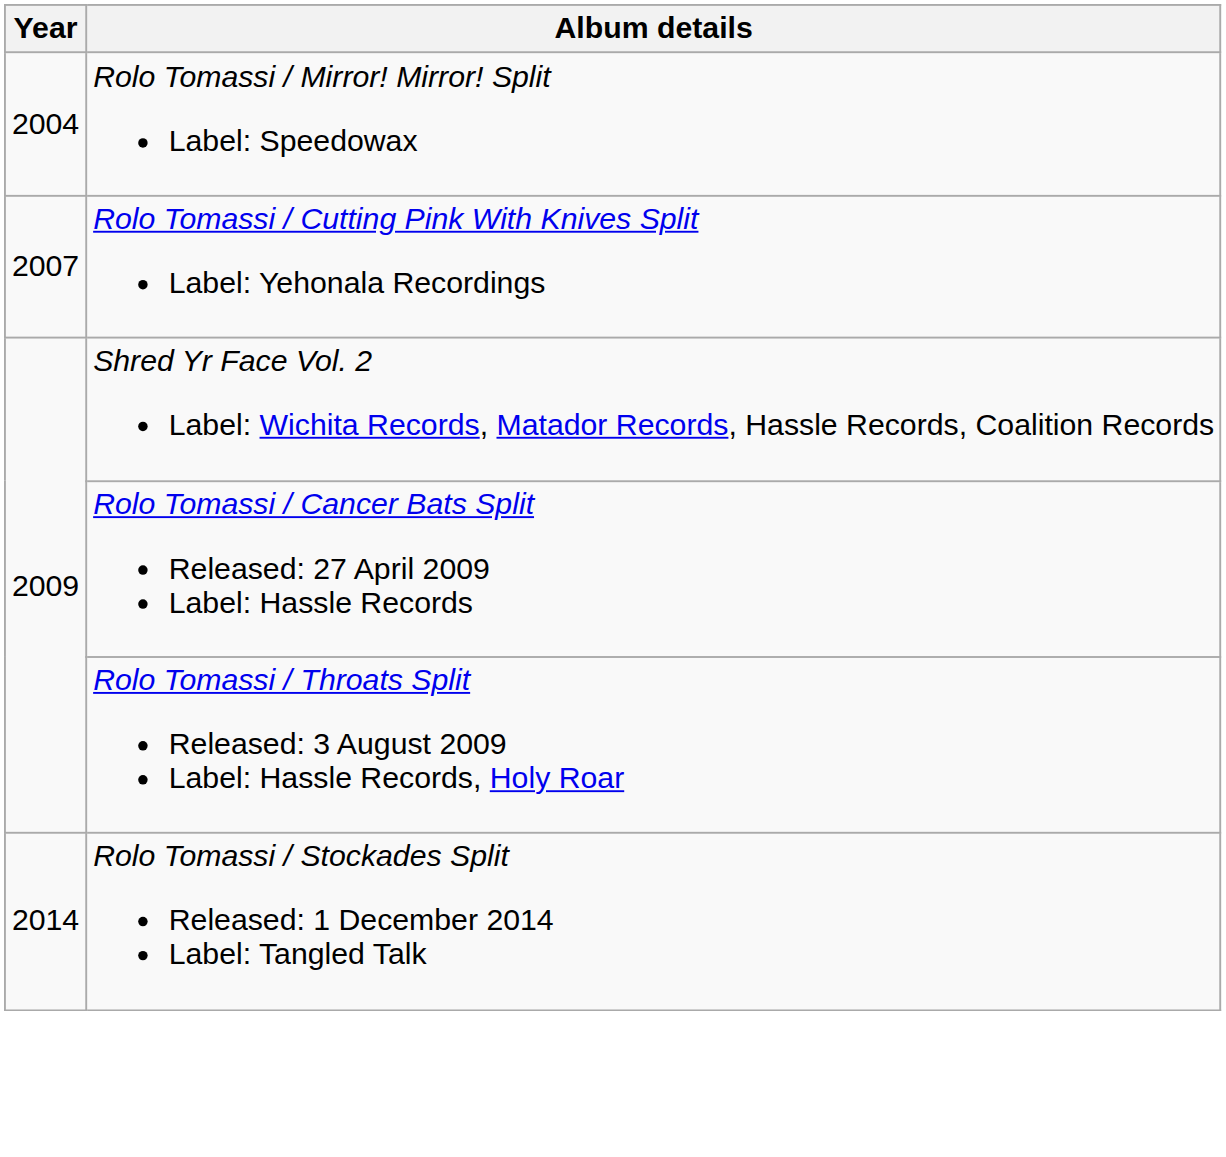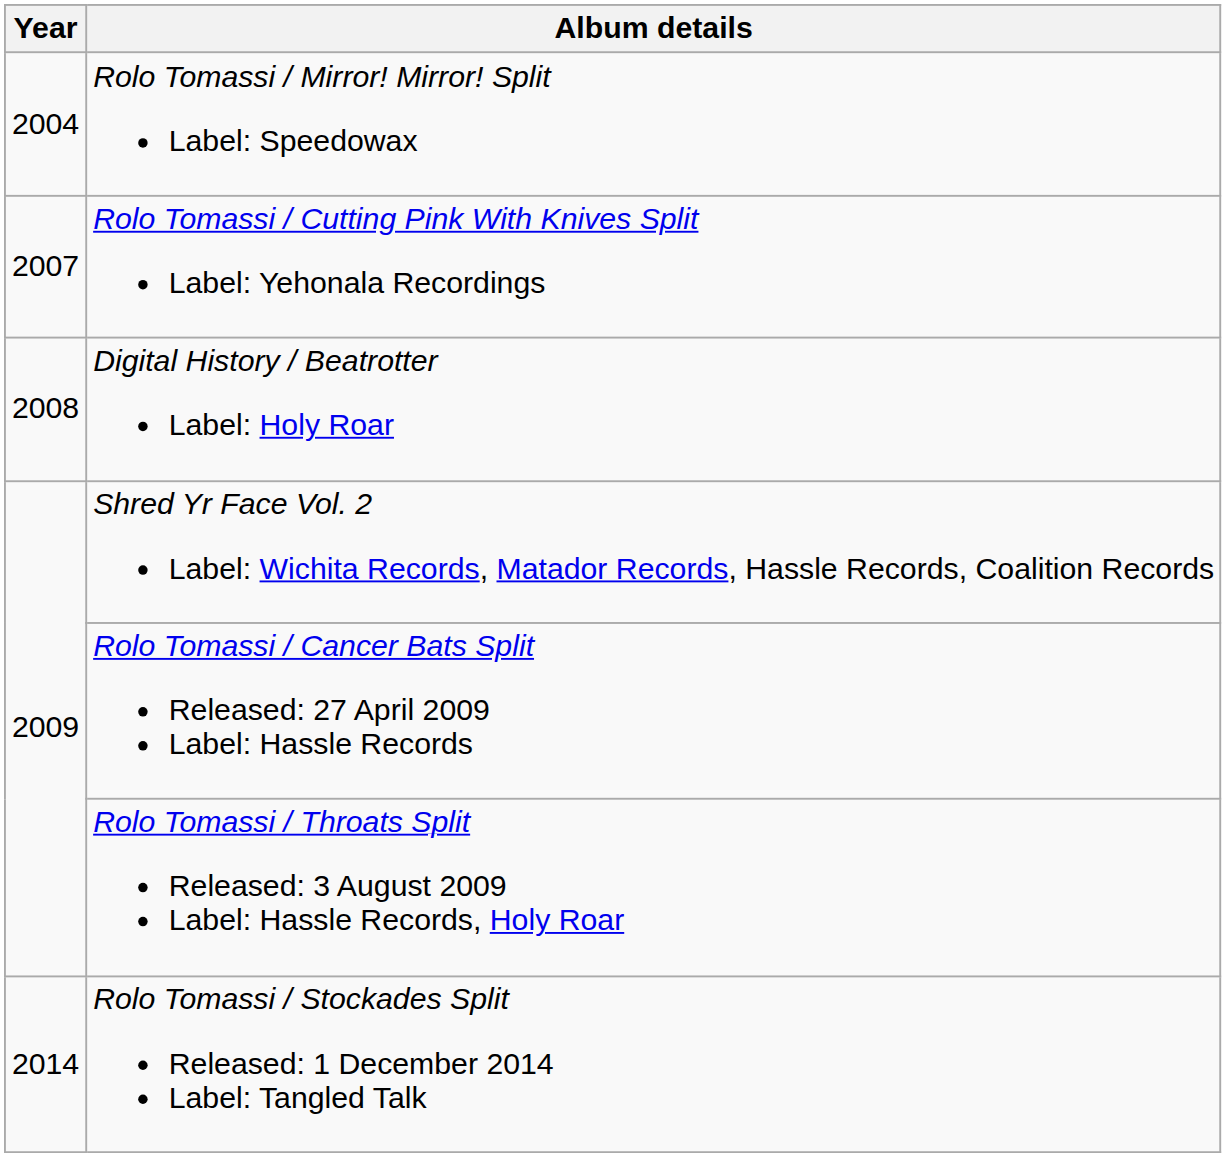+ row: (654, 394)
